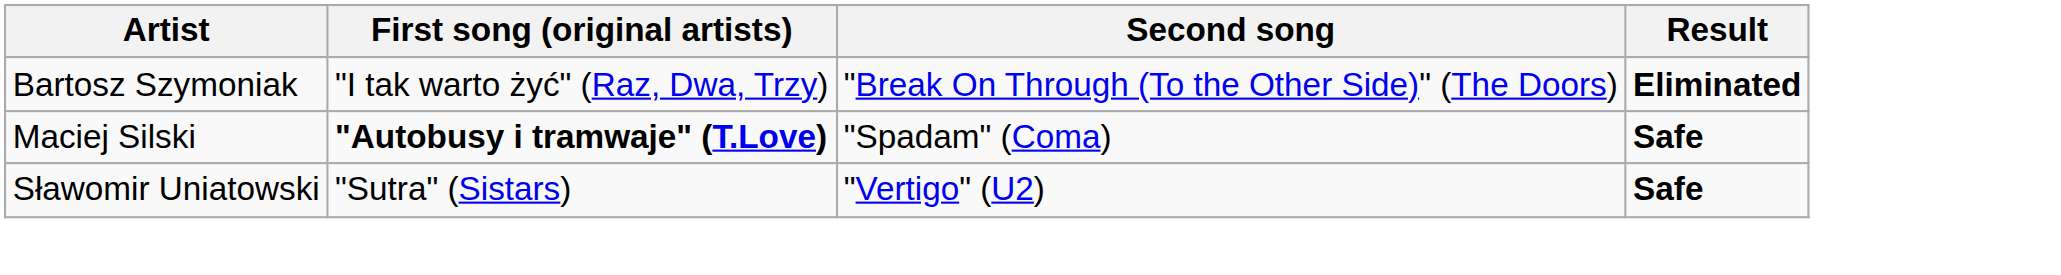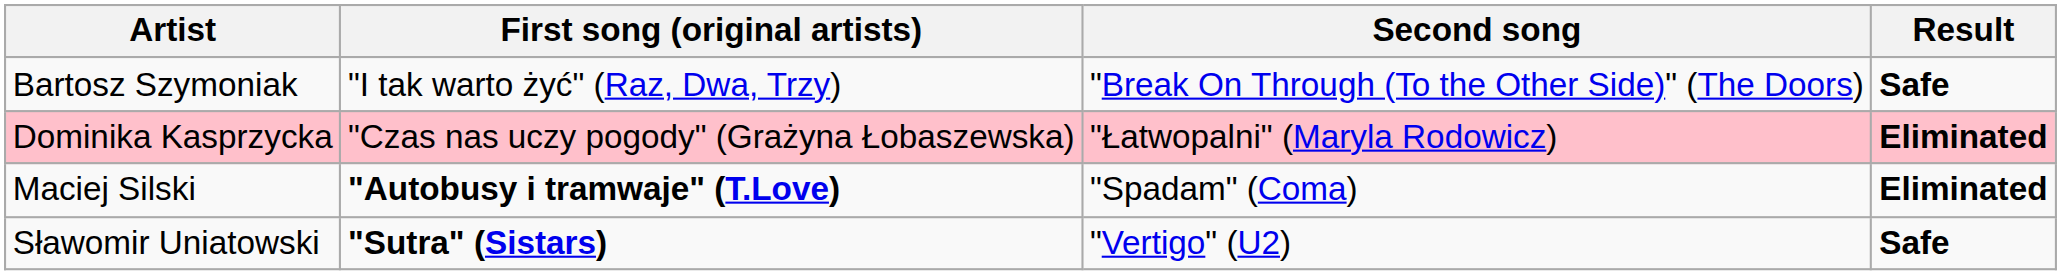(1717, 83) Eliminated -> (1914, 83) Safe
+ row: (173, 136)
(1668, 136) Safe -> (1963, 189) Eliminated
(453, 189) normal -> (478, 242) bold
